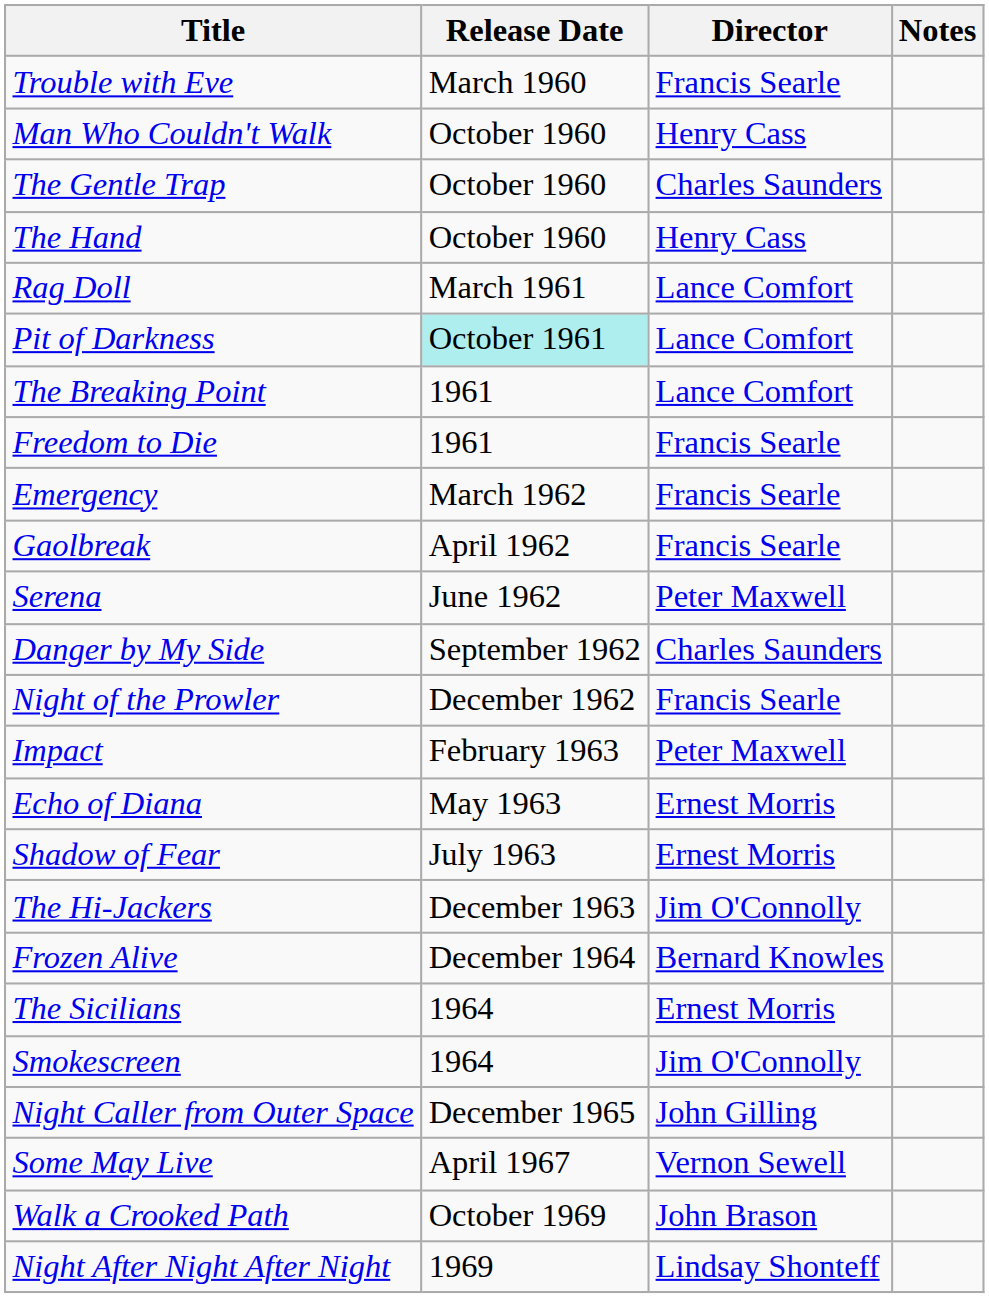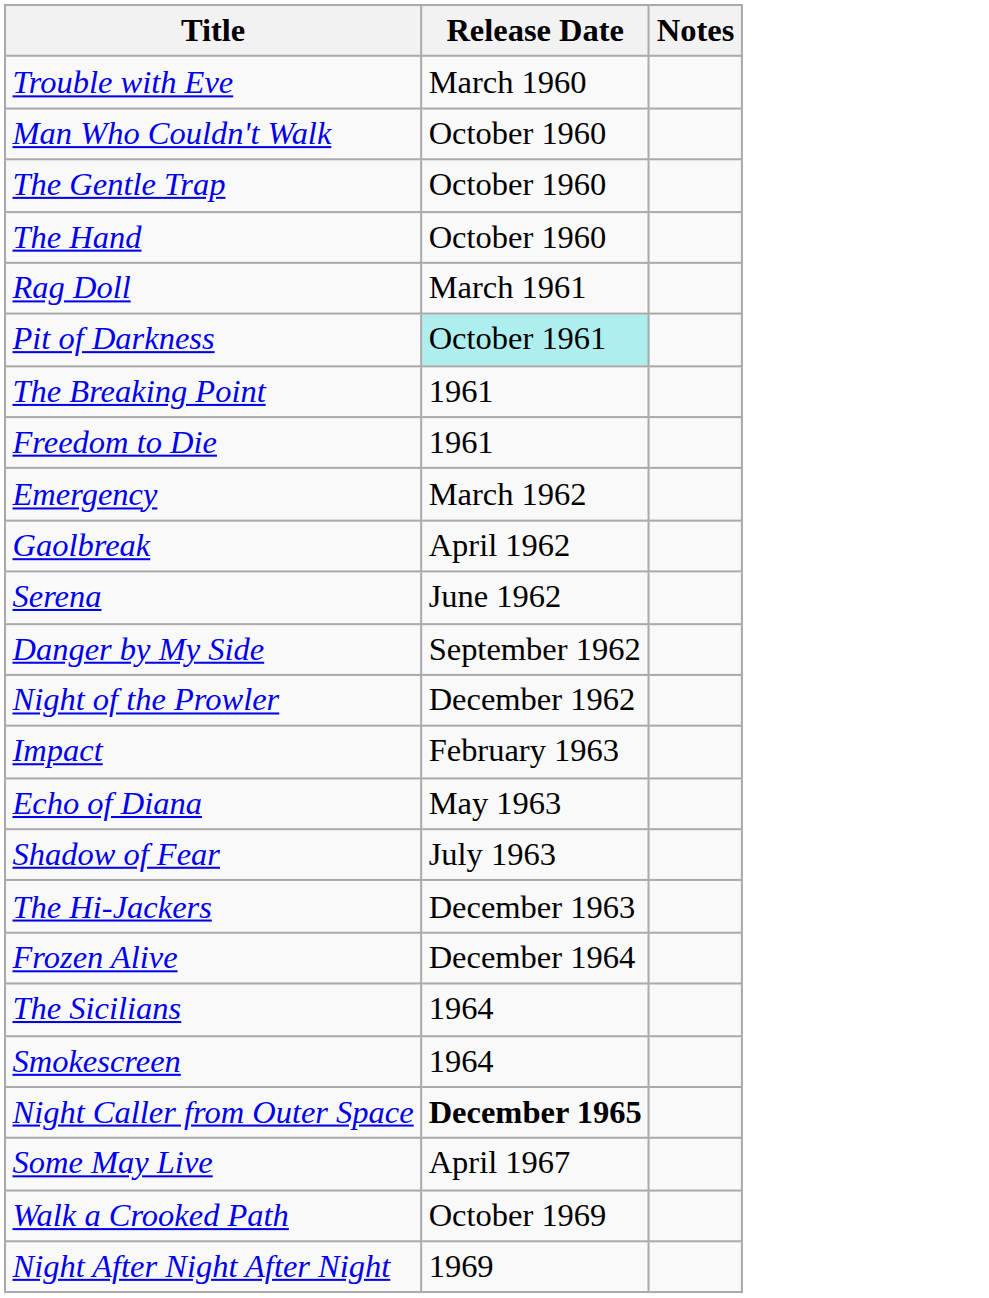- column: (770, 30)
(532, 1111) normal -> (535, 1111) bold
